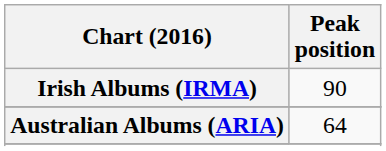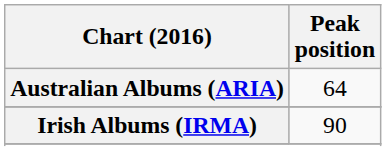rows swapped: (147, 125) <-> (147, 87)
